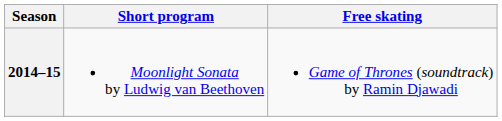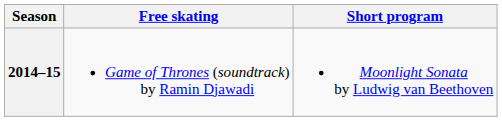columns swapped: (166, 16) <-> (382, 16)
